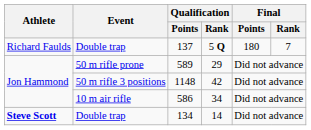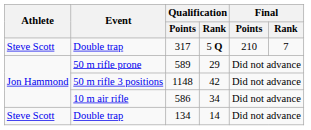(39, 47) Richard Faulds -> (31, 47) Steve Scott
(185, 47) 137 -> (183, 47) 317
(251, 47) 180 -> (249, 47) 210
(31, 116) bold -> (31, 116) normal
